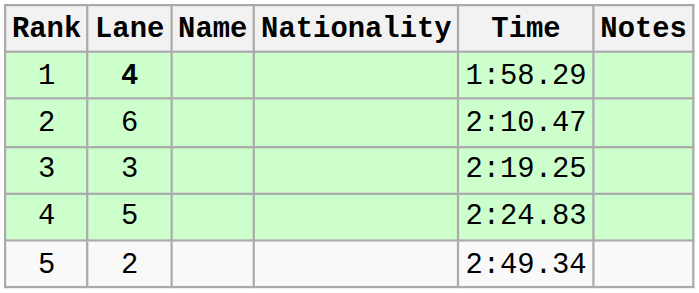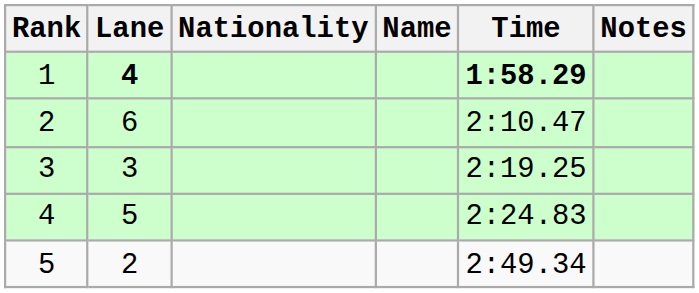columns swapped: (213, 29) <-> (356, 29)
(526, 76) normal -> (526, 76) bold
